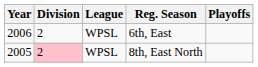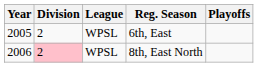(19, 33) 2006 -> (19, 33) 2005
(19, 52) 2005 -> (19, 52) 2006
